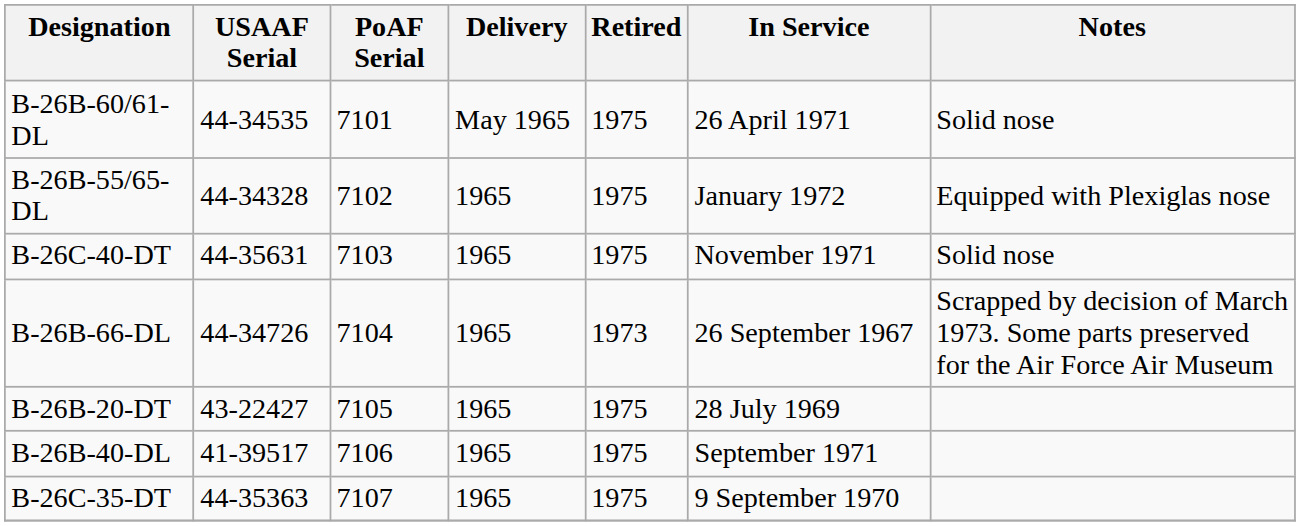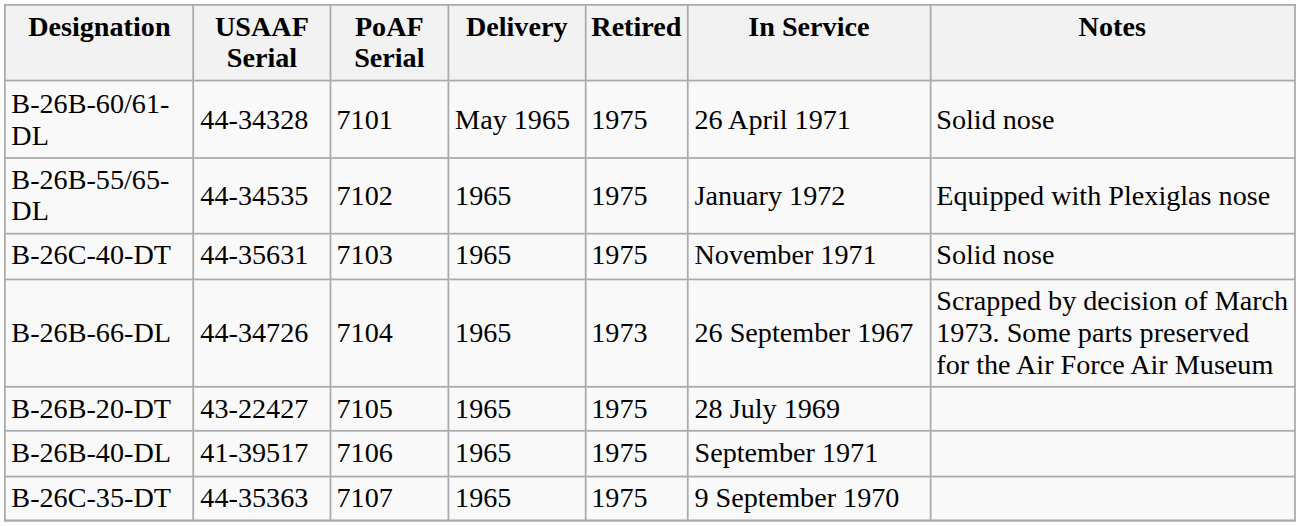(254, 119) 44-34535 -> (254, 119) 44-34328
(254, 195) 44-34328 -> (254, 195) 44-34535
